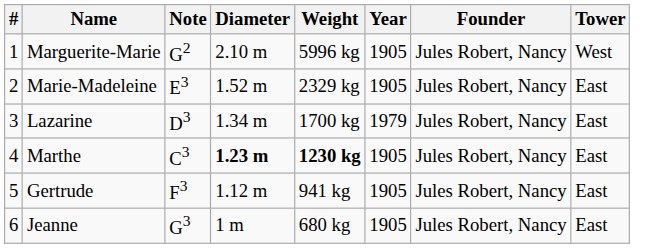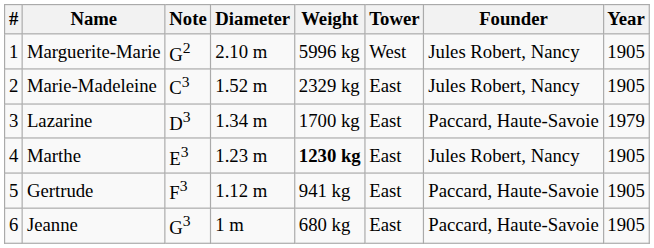columns swapped: (600, 19) <-> (388, 19)
(179, 86) E3 -> (179, 86) C3
(491, 121) Jules Robert, Nancy -> (513, 121) Paccard, Haute-Savoie
(179, 155) C3 -> (179, 155) E3
(242, 155) bold -> (241, 155) normal
(491, 190) Jules Robert, Nancy -> (513, 190) Paccard, Haute-Savoie
(491, 225) Jules Robert, Nancy -> (513, 225) Paccard, Haute-Savoie
